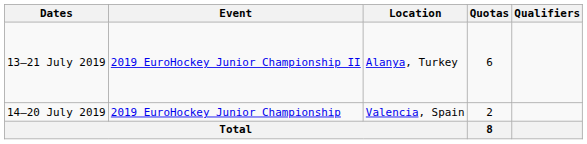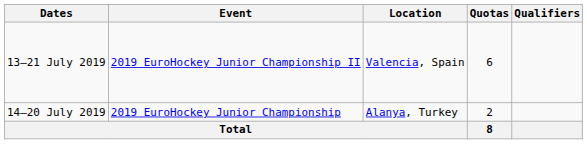(412, 63) Alanya, Turkey -> (415, 63) Valencia, Spain
(415, 112) Valencia, Spain -> (412, 112) Alanya, Turkey
